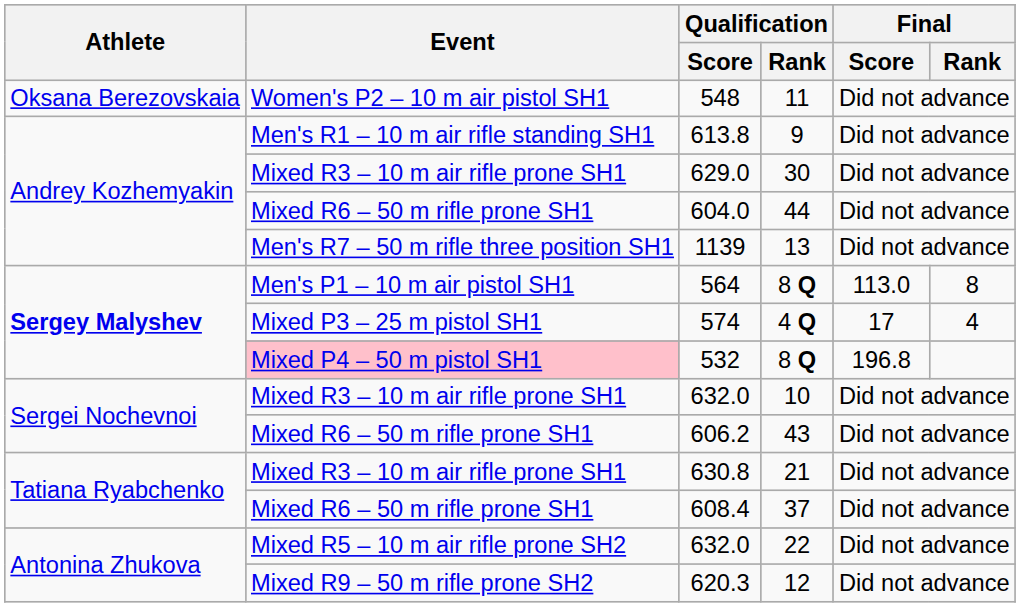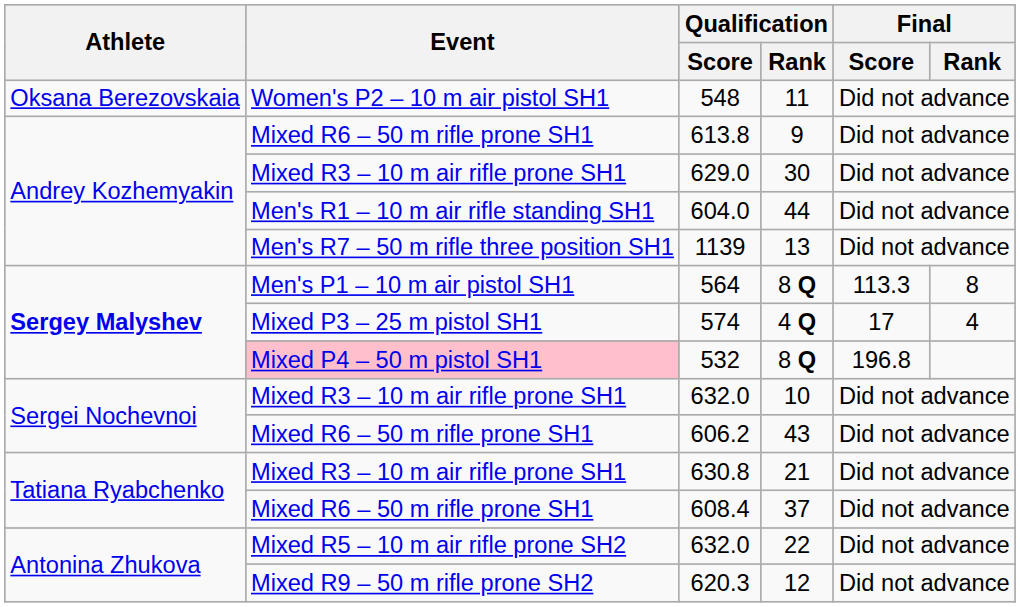(453, 136) Men's R1 – 10 m air rifle standing SH1 -> (422, 136) Mixed R6 – 50 m rifle prone SH1
(422, 210) Mixed R6 – 50 m rifle prone SH1 -> (453, 210) Men's R1 – 10 m air rifle standing SH1
(881, 285) 113.0 -> (881, 285) 113.3
